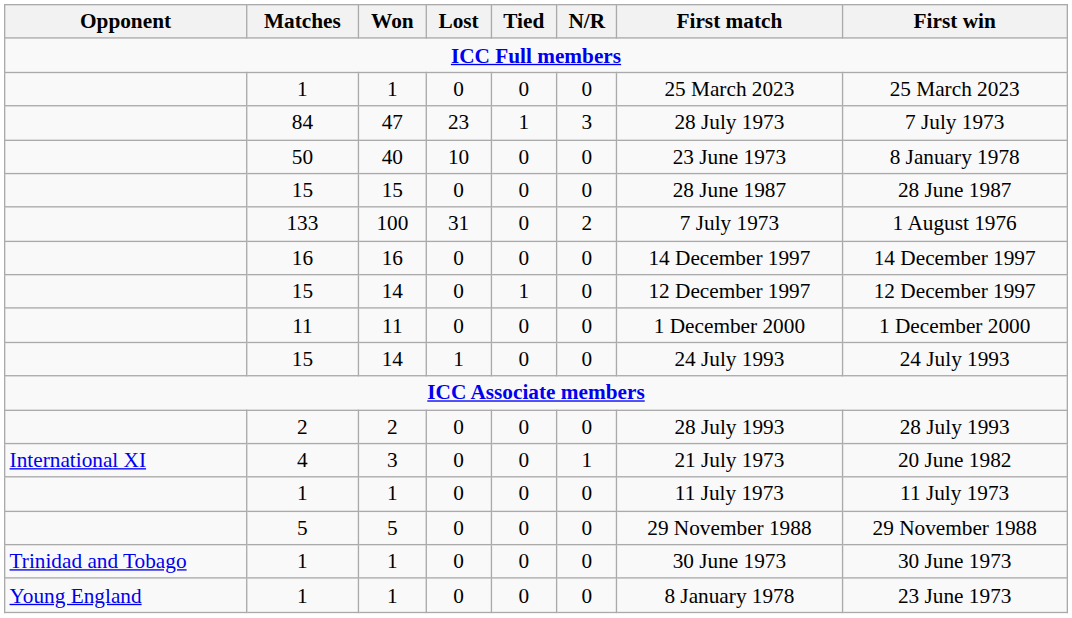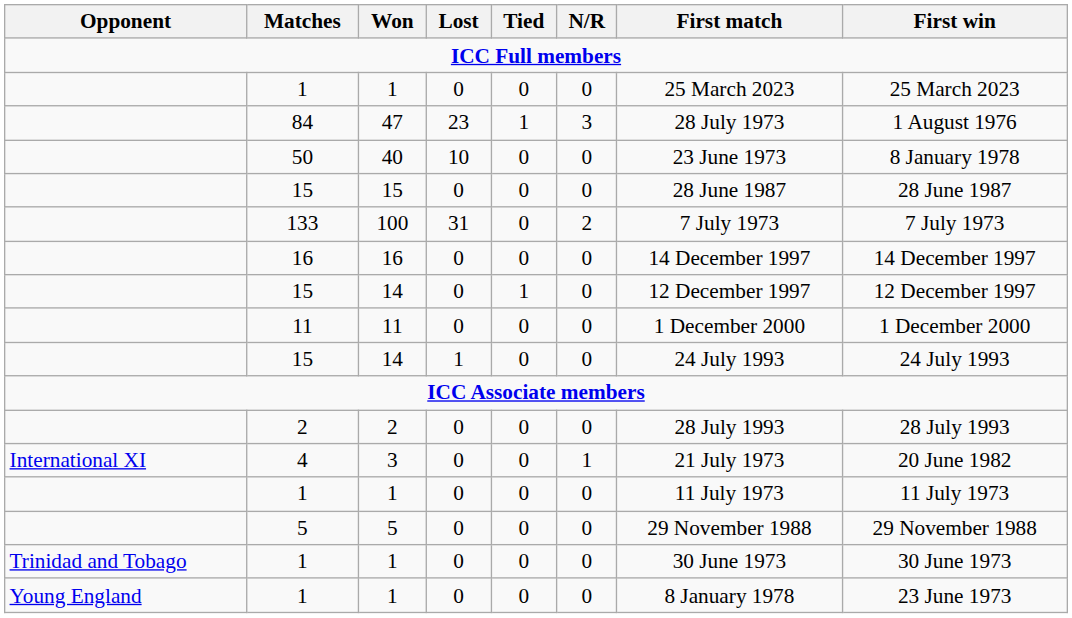(955, 122) 7 July 1973 -> (955, 122) 1 August 1976
(955, 223) 1 August 1976 -> (955, 223) 7 July 1973
